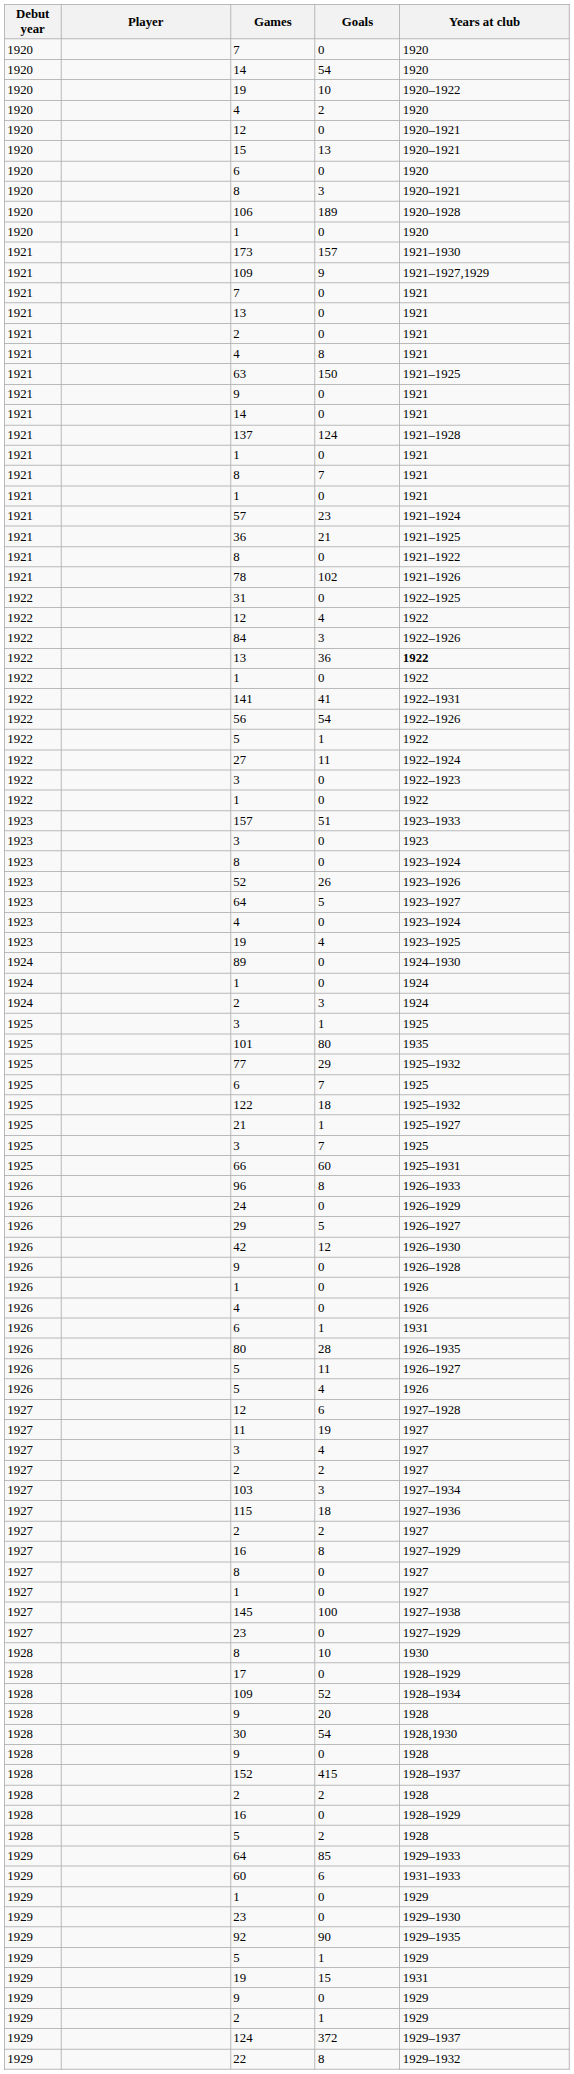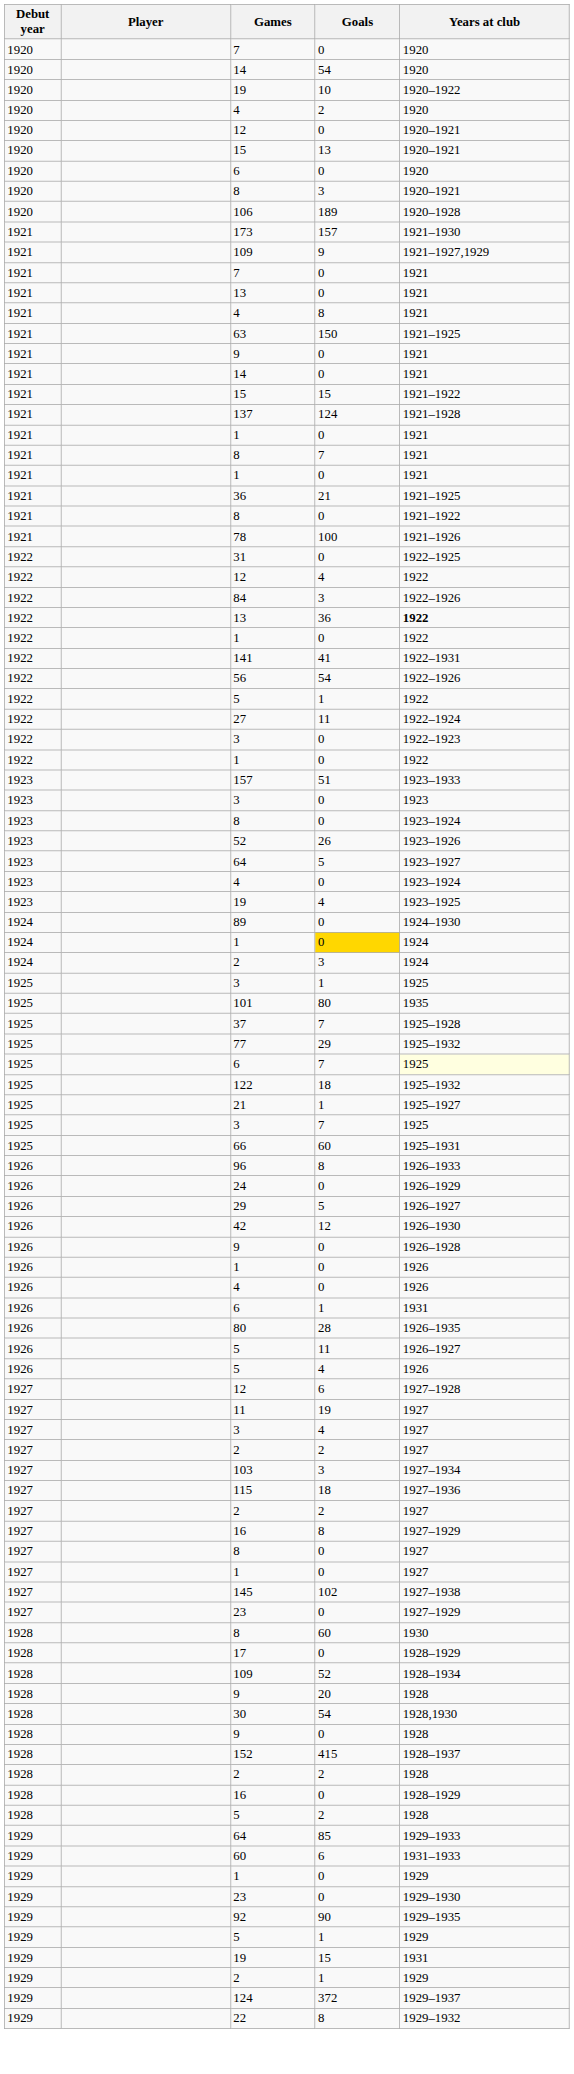- row: (20, 232)
- row: (20, 333)
+ row: (20, 394)
- row: (20, 516)
(328, 577) 102 -> (328, 536) 100
(321, 983) no background -> (321, 942) gold background
+ row: (20, 1023)
(416, 1084) no background -> (416, 1064) lightyellow background
(328, 1612) 100 -> (328, 1592) 102
(324, 1653) 10 -> (324, 1632) 60
- row: (20, 1998)
